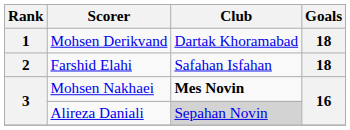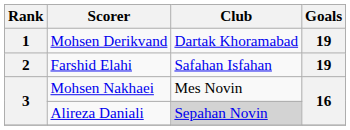(324, 40) 18 -> (324, 40) 19
(324, 64) 18 -> (324, 64) 19
(209, 88) bold -> (208, 88) normal
